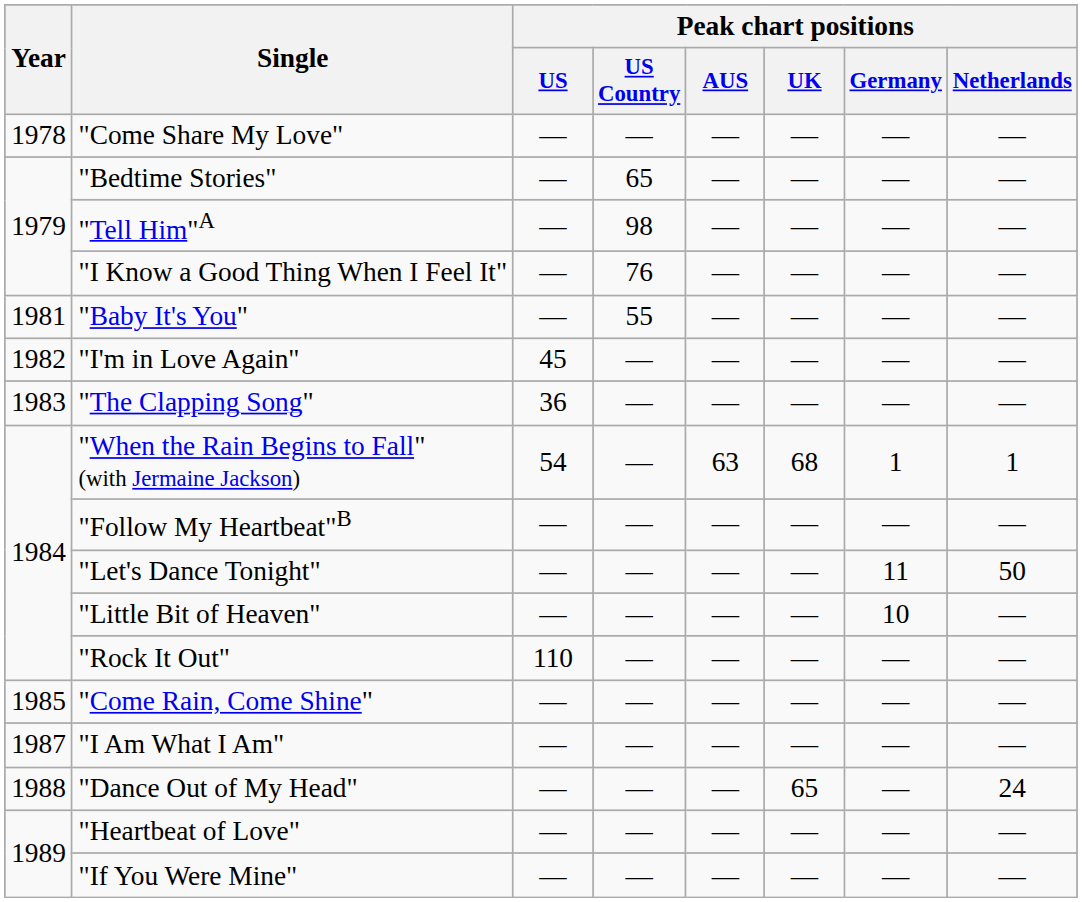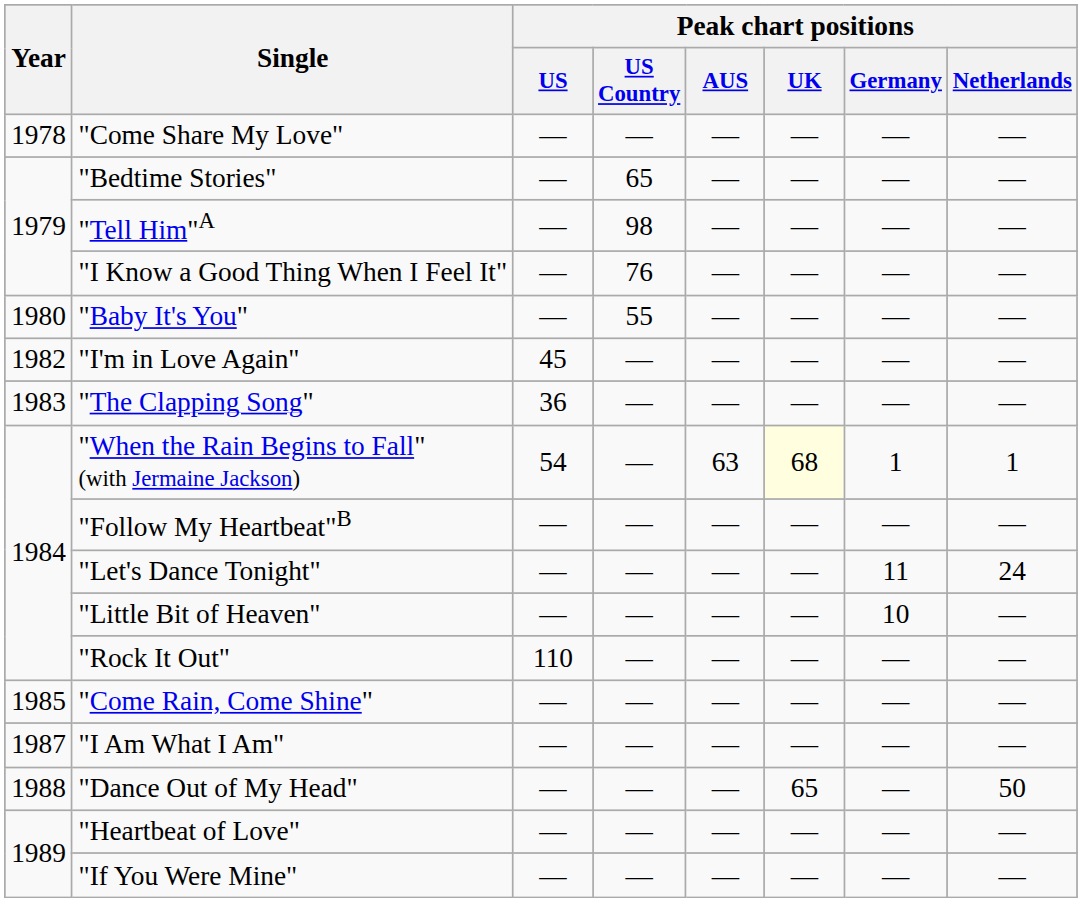(39, 316) 1981 -> (39, 316) 1980
(805, 461) no background -> (805, 461) lightyellow background
(1012, 571) 50 -> (1012, 571) 24
(1012, 788) 24 -> (1012, 788) 50
